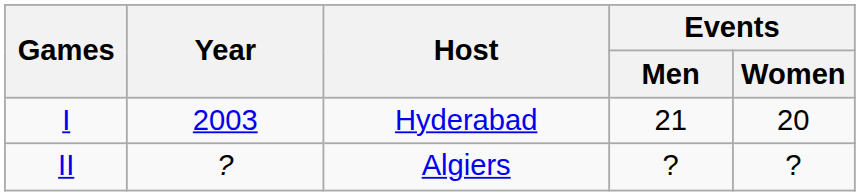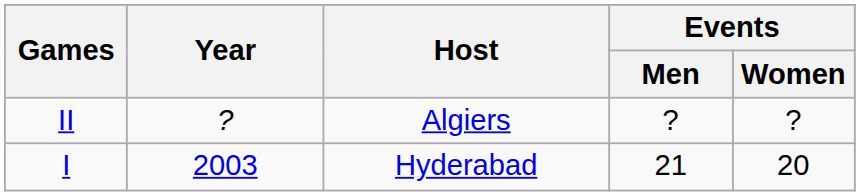rows swapped: (66, 119) <-> (66, 166)
